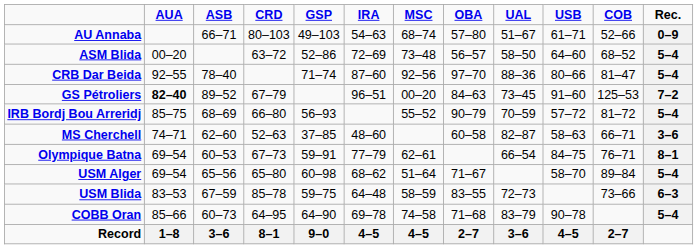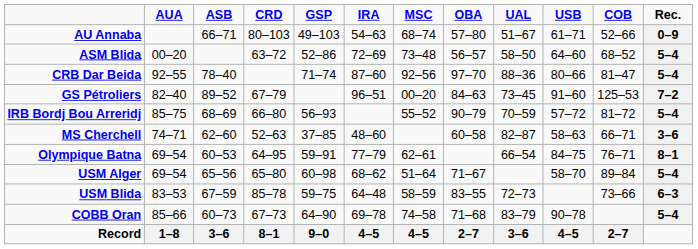(169, 95) bold -> (169, 95) normal
(269, 154) 67–73 -> (269, 154) 64–95
(269, 214) 64–95 -> (269, 214) 67–73
